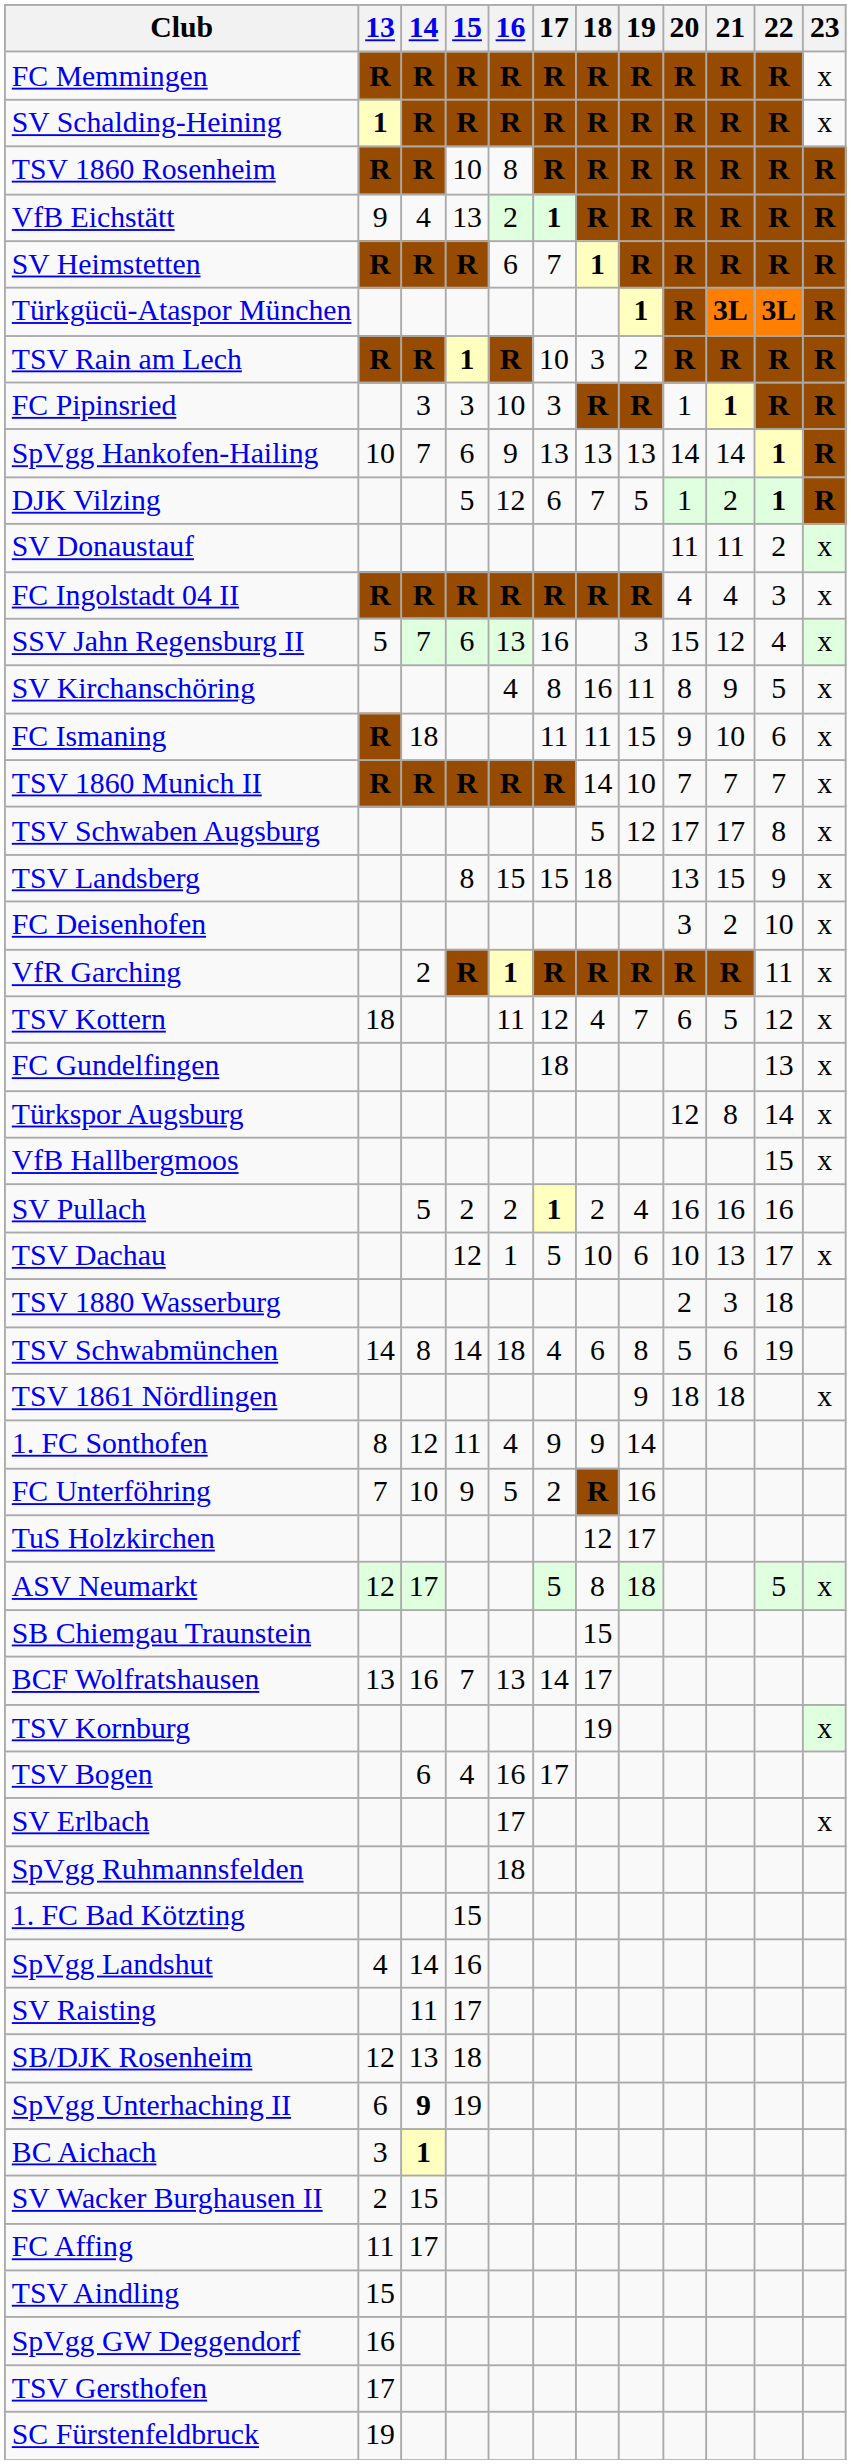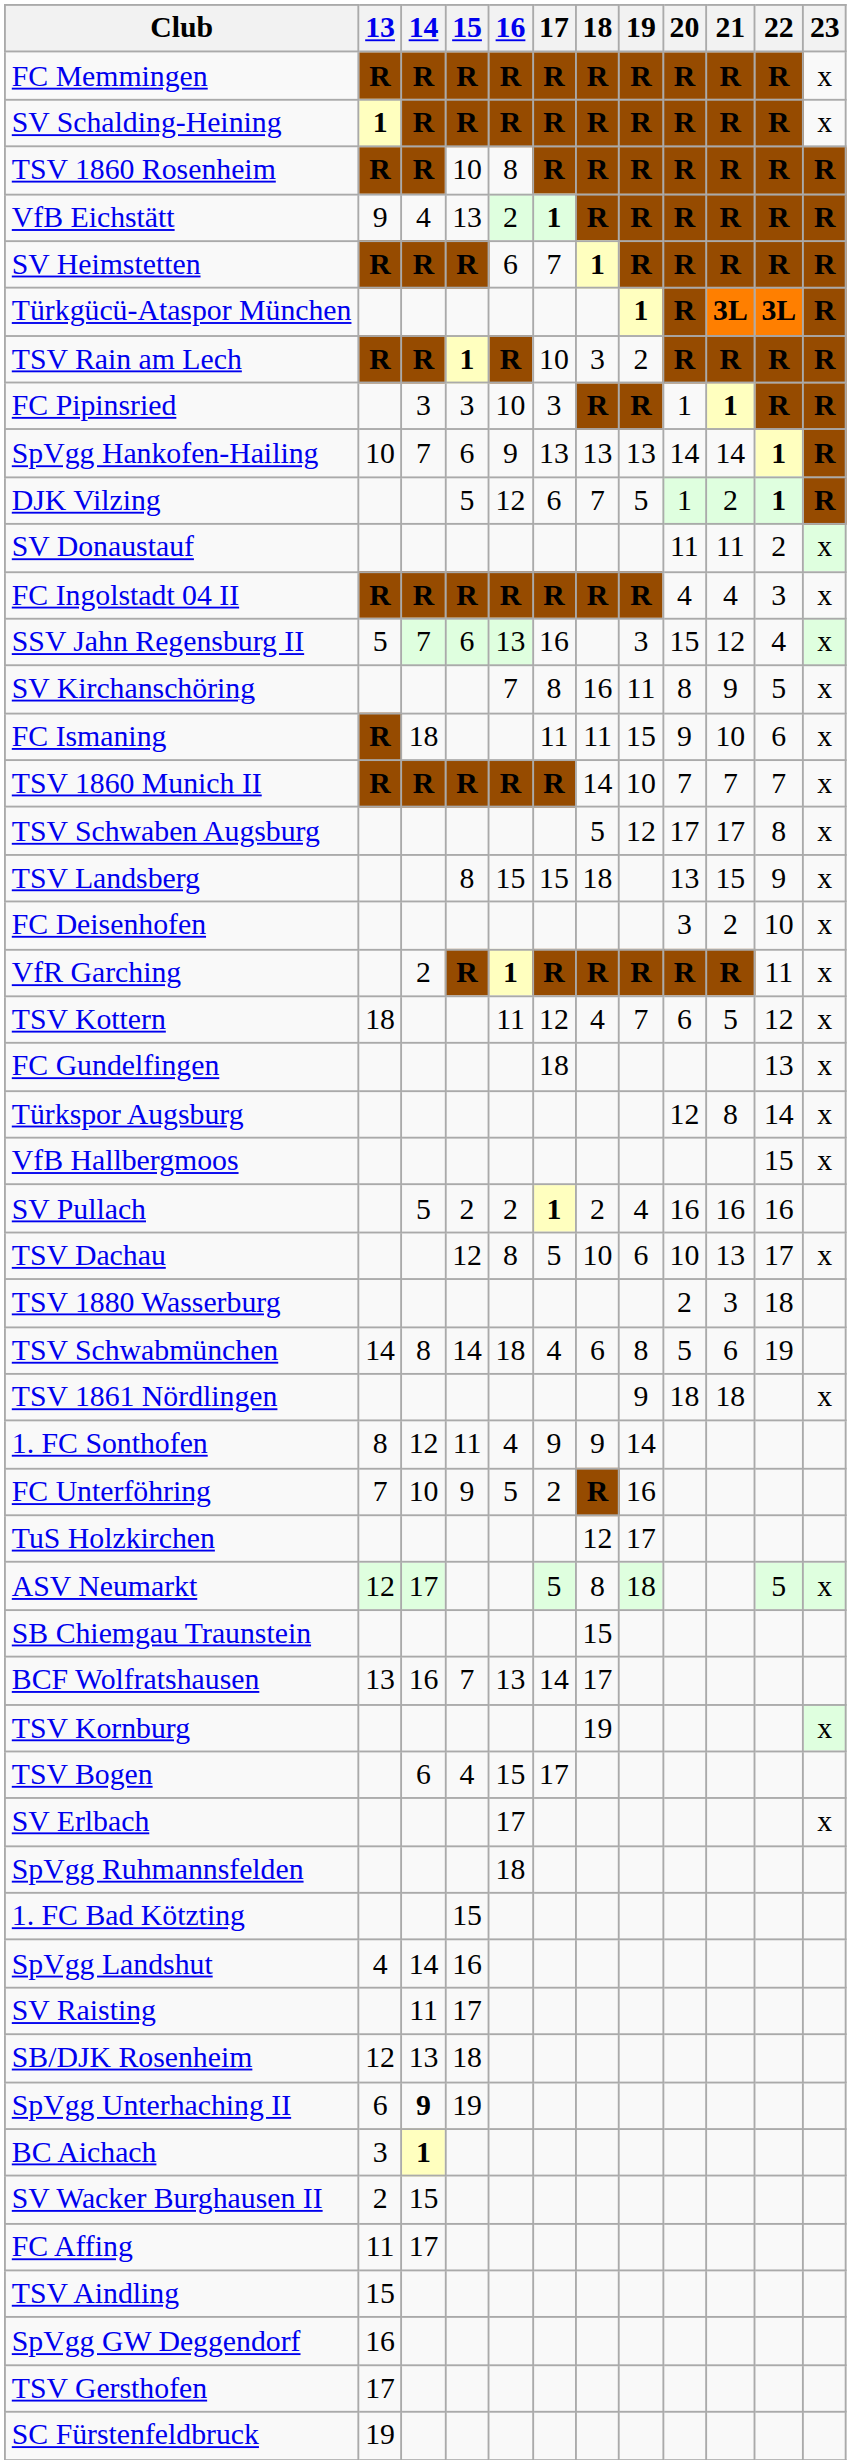(511, 688) 4 -> (511, 688) 7
(511, 1255) 1 -> (511, 1255) 8
(511, 1774) 16 -> (511, 1774) 15
